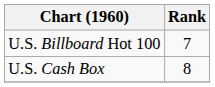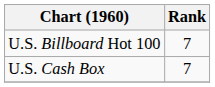(187, 69) 8 -> (187, 69) 7
